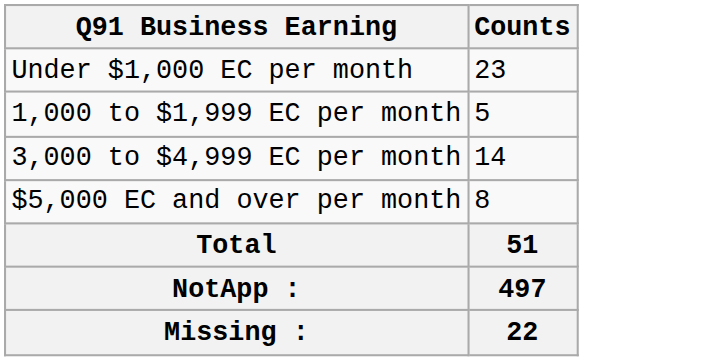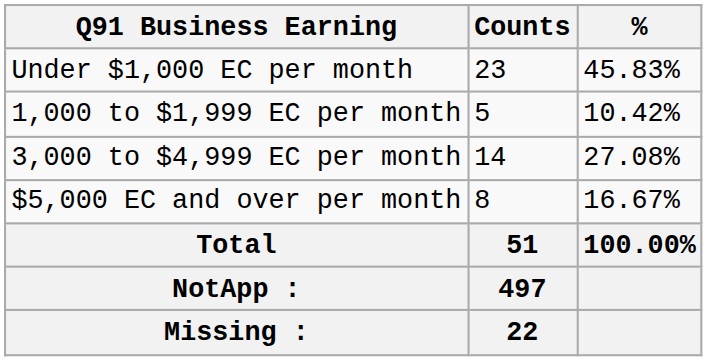+ column: (640, 27)
